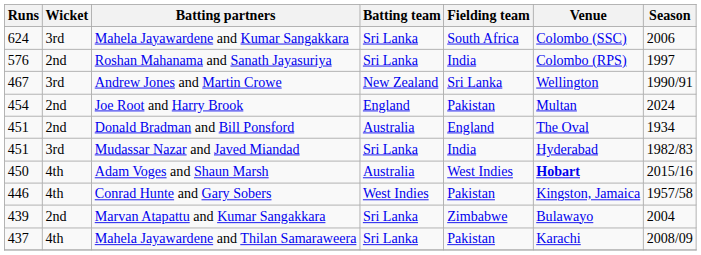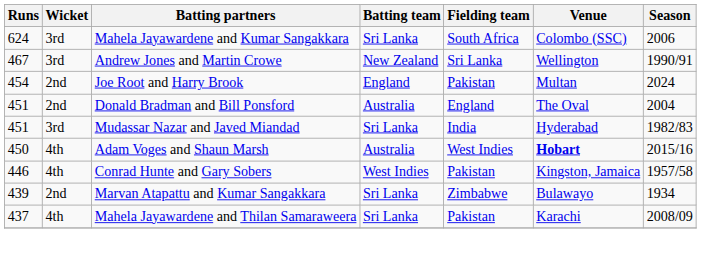- row: (213, 60)
(661, 127) 1934 -> (661, 104) 2004
(661, 216) 2004 -> (661, 194) 1934
